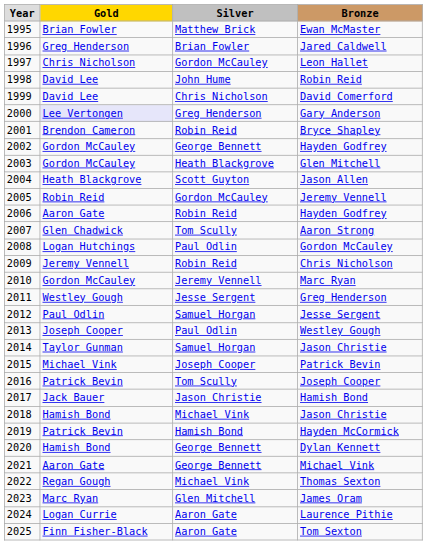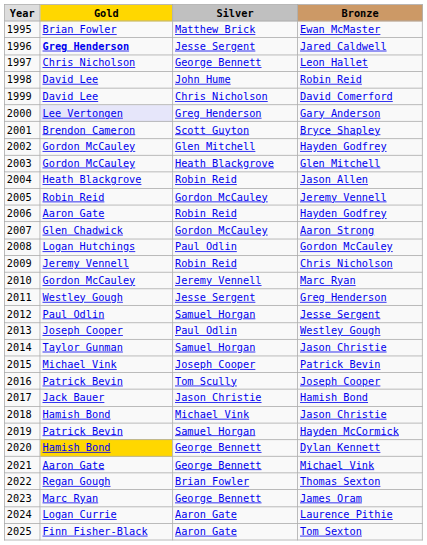(86, 46) normal -> (86, 46) bold
(212, 46) Brian Fowler -> (215, 46) Jesse Sergent
(221, 63) Gordon McCauley -> (218, 63) George Bennett
(206, 130) Robin Reid -> (212, 130) Scott Guyton
(218, 147) George Bennett -> (215, 147) Glen Mitchell
(212, 180) Scott Guyton -> (206, 180) Robin Reid
(206, 230) Tom Scully -> (221, 230) Gordon McCauley
(209, 431) Hamish Bond -> (215, 431) Samuel Horgan
(77, 448) no background -> (77, 448) gold background
(212, 481) Michael Vink -> (212, 481) Brian Fowler
(215, 498) Glen Mitchell -> (218, 498) George Bennett
